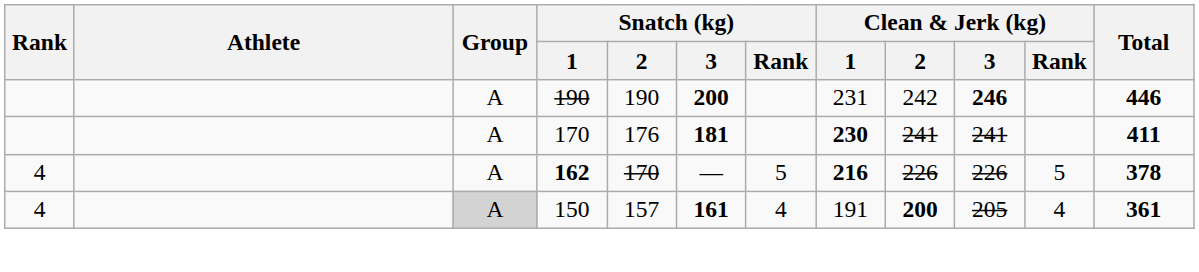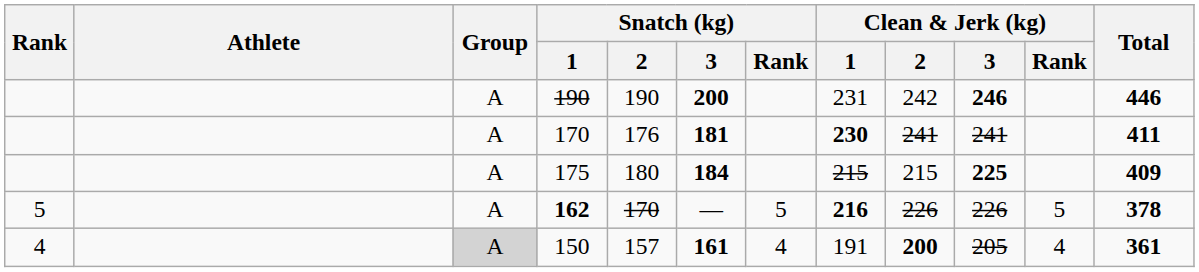+ row: (572, 172)
(40, 172) 4 -> (40, 209) 5
